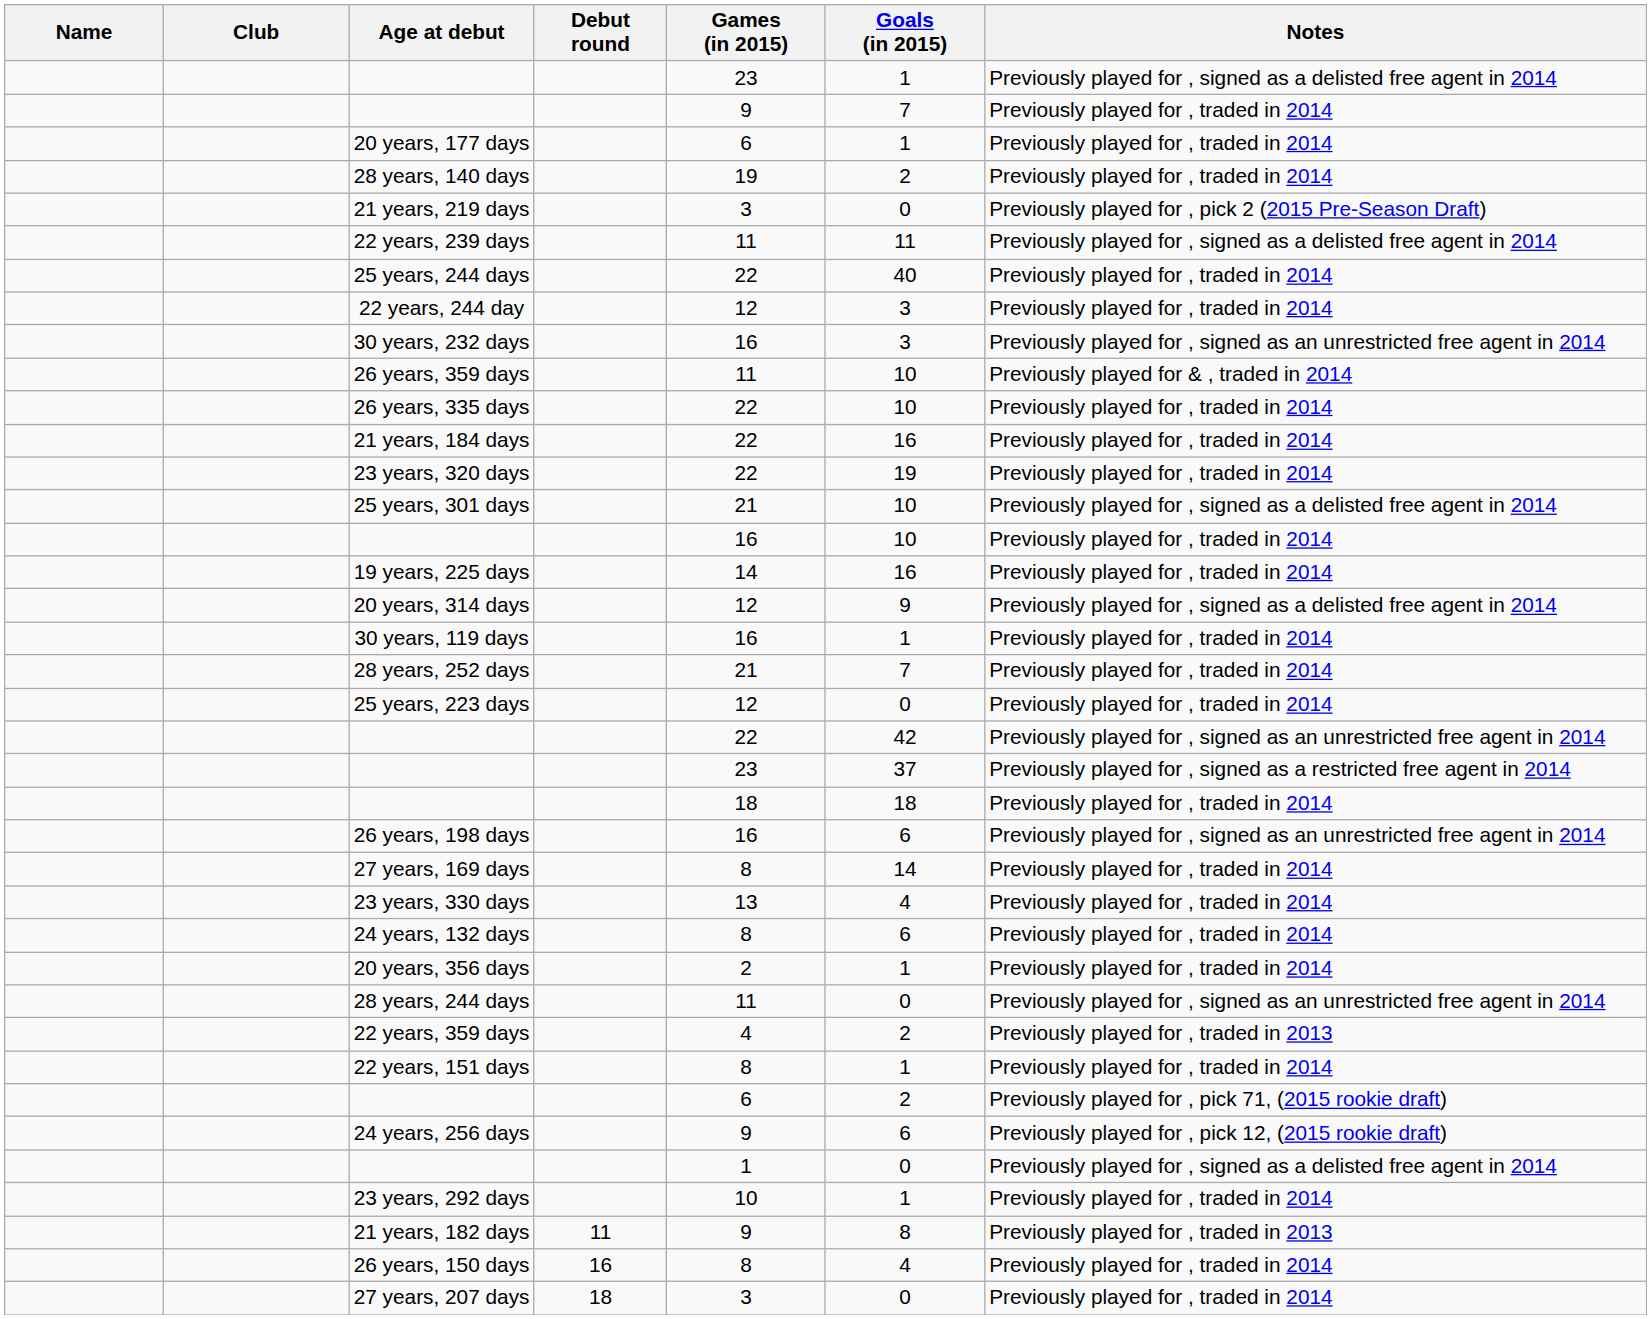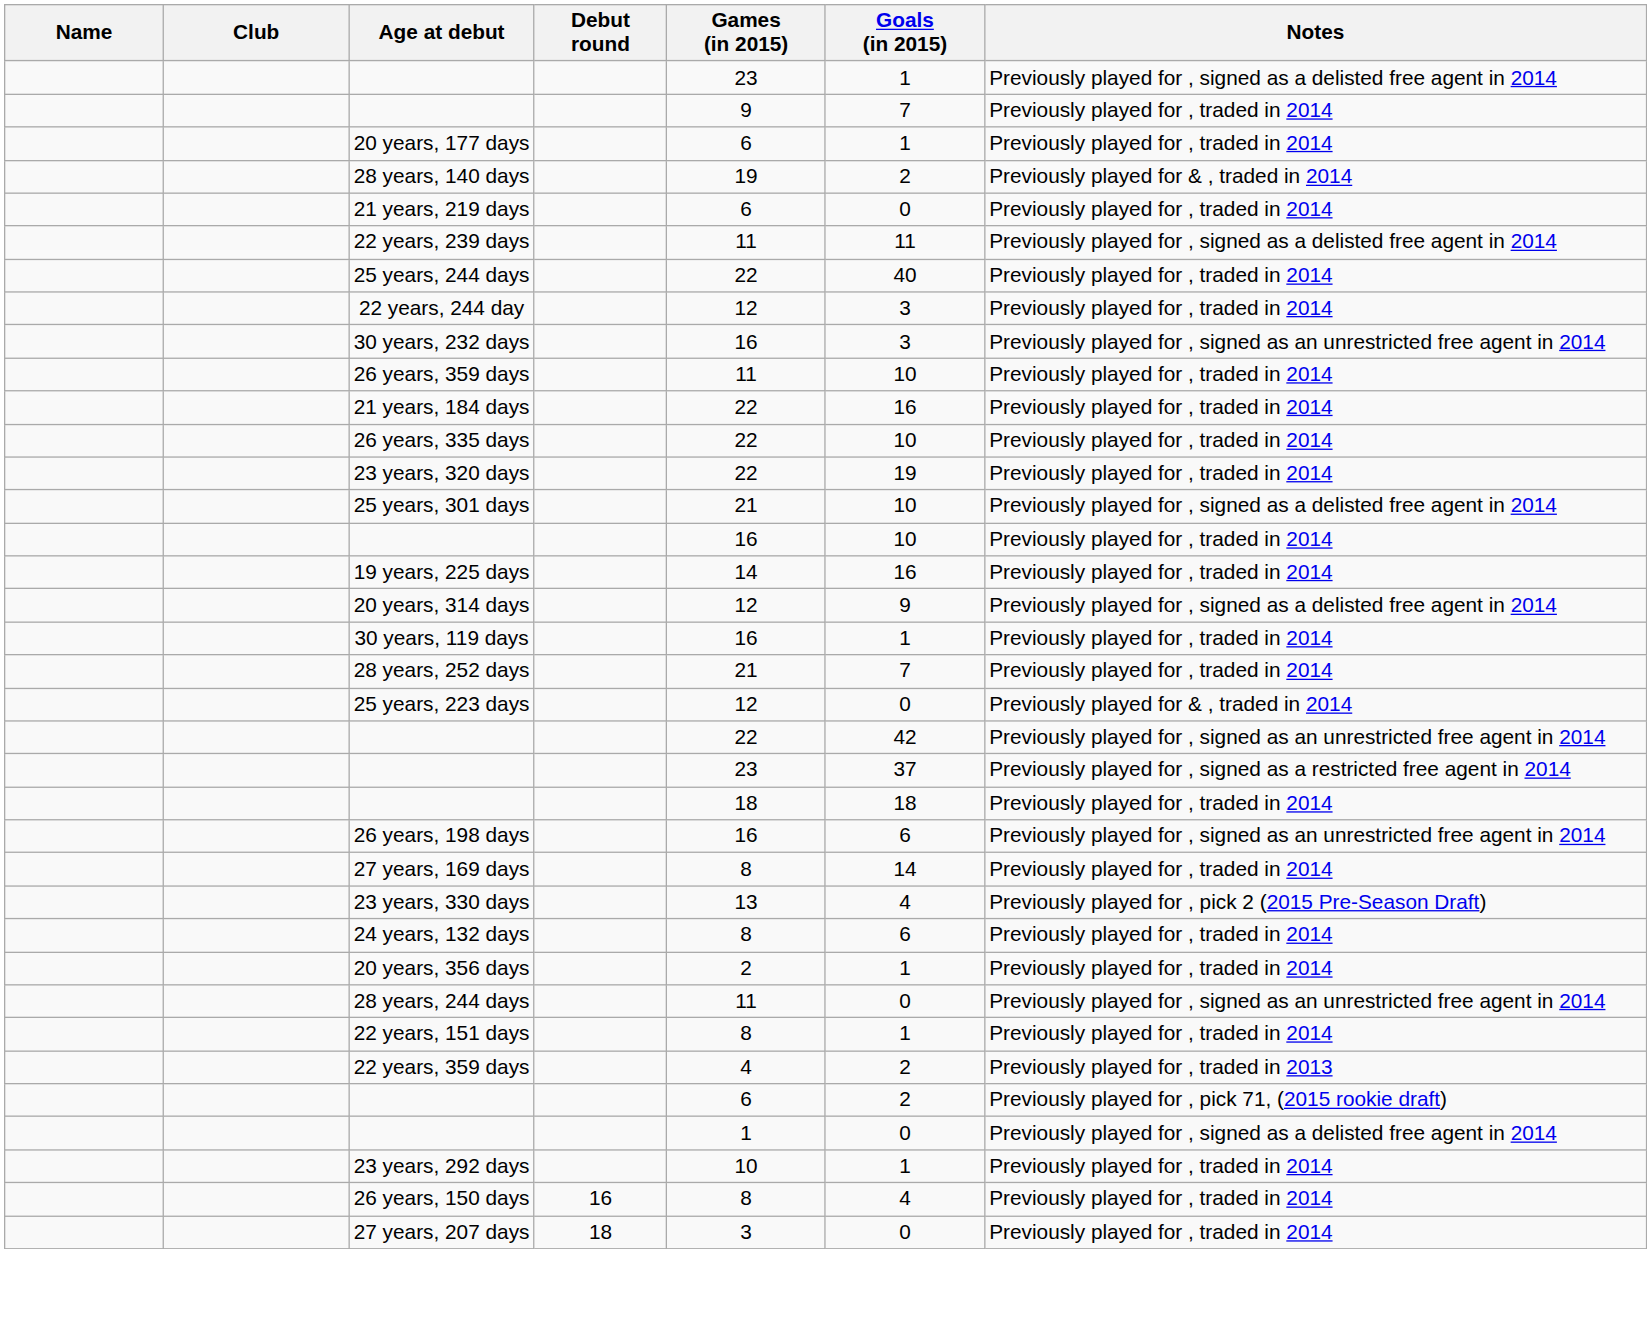(1161, 176) Previously played for , traded in 2014 -> (1171, 176) Previously played for & , traded in 2014
(746, 209) 3 -> (746, 209) 6
(1238, 209) Previously played for , pick 2 (2015 Pre-Season Draft) -> (1161, 209) Previously played for , traded in 2014
(1171, 374) Previously played for & , traded in 2014 -> (1161, 374) Previously played for , traded in 2014
rows swapped: (442, 407) <-> (442, 440)
(1161, 704) Previously played for , traded in 2014 -> (1171, 704) Previously played for & , traded in 2014
(1161, 902) Previously played for , traded in 2014 -> (1238, 902) Previously played for , pick 2 (2015 Pre-Season Draft)
rows swapped: (442, 1034) <-> (442, 1067)
- row: (442, 1132)
- row: (442, 1231)
